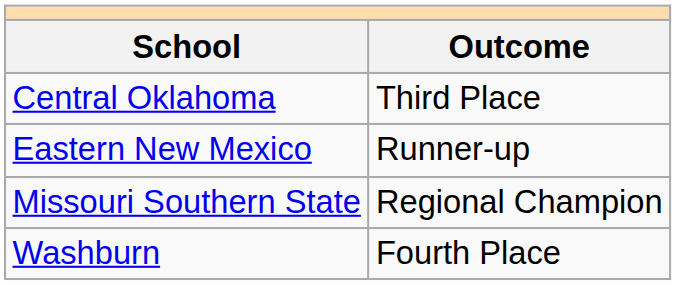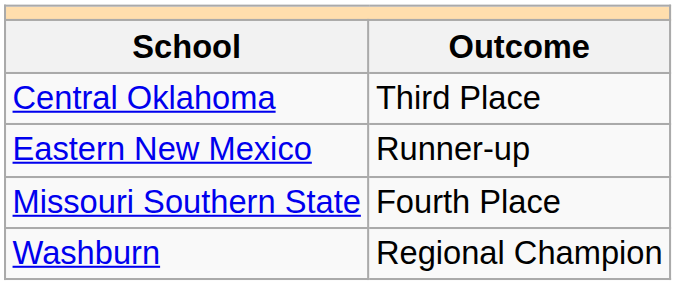(519, 201) Regional Champion -> (468, 201) Fourth Place
(468, 253) Fourth Place -> (519, 253) Regional Champion
